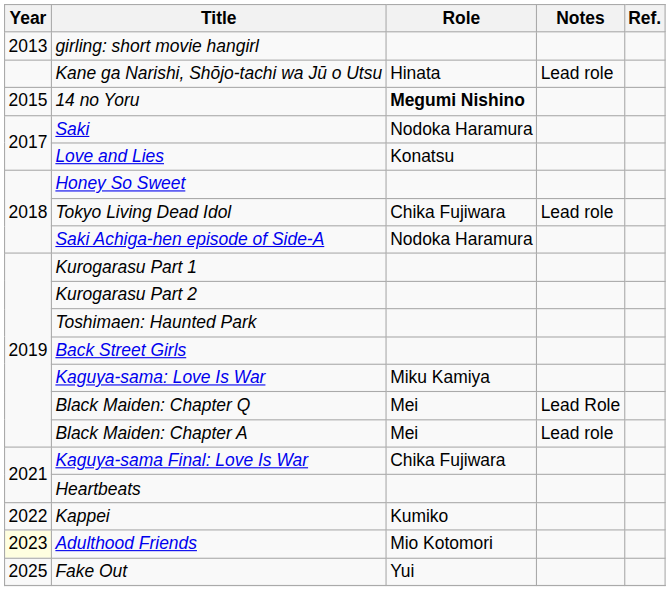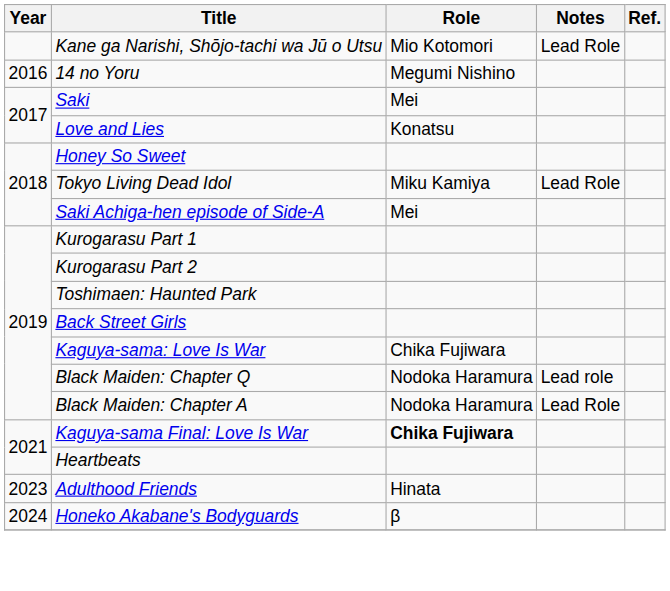- row: (157, 45)
(415, 73) Hinata -> (441, 45) Mio Kotomori
(577, 73) Lead role -> (580, 45) Lead Role
(28, 101) 2015 -> (28, 73) 2016
(457, 101) bold -> (453, 73) normal
(461, 128) Nodoka Haramura -> (404, 101) Mei
(448, 211) Chika Fujiwara -> (440, 184) Miku Kamiya
(577, 211) Lead role -> (580, 184) Lead Role
(461, 239) Nodoka Haramura -> (404, 211) Mei
(440, 377) Miku Kamiya -> (448, 350) Chika Fujiwara
(404, 405) Mei -> (461, 377) Nodoka Haramura
(580, 405) Lead Role -> (577, 377) Lead role
(404, 433) Mei -> (461, 405) Nodoka Haramura
(577, 433) Lead role -> (580, 405) Lead Role
(448, 460) normal -> (452, 433) bold
- row: (83, 516)
(28, 543) lightyellow background -> (28, 488) no background
(441, 543) Mio Kotomori -> (415, 488) Hinata
+ row: (177, 516)
- row: (91, 571)
